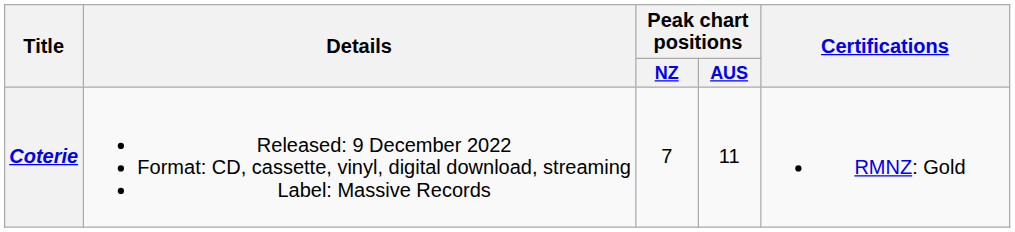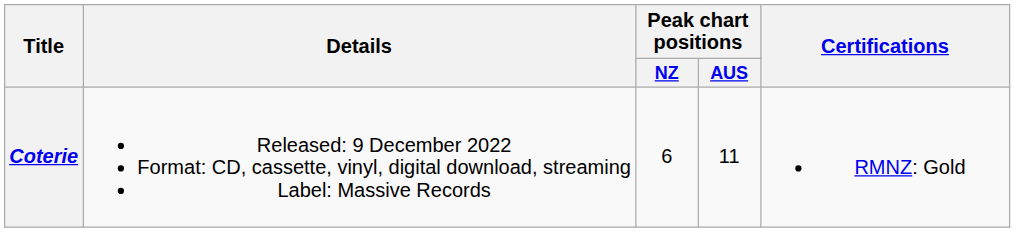(667, 156) 7 -> (667, 156) 6
